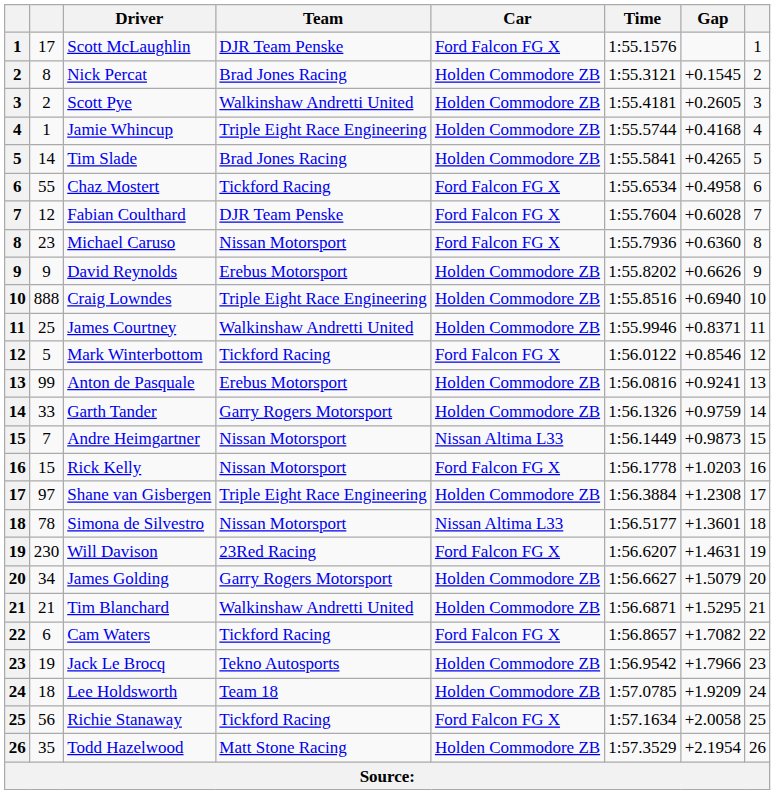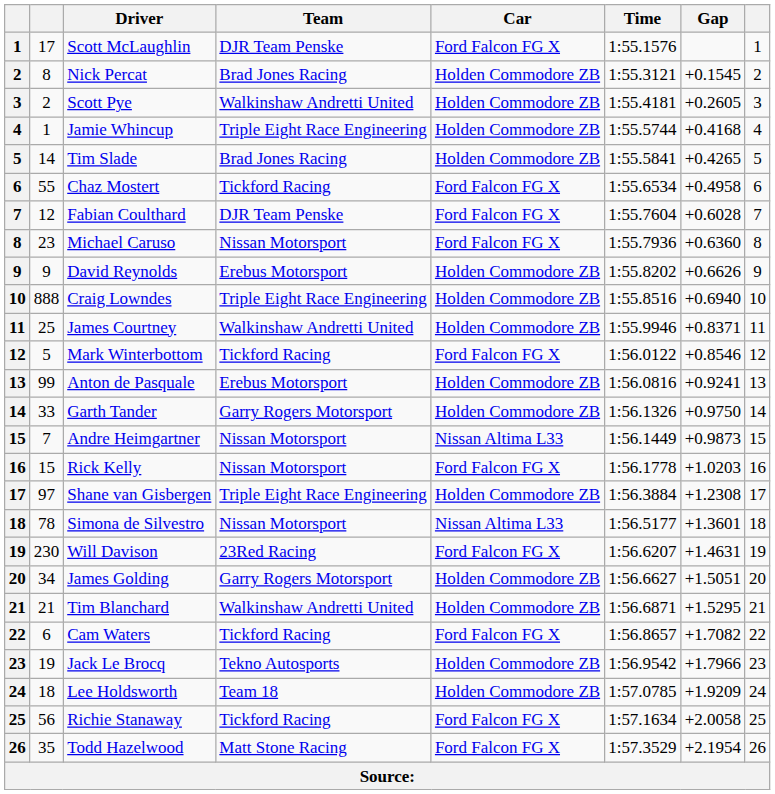(713, 410) +0.9759 -> (713, 410) +0.9750
(713, 579) +1.5079 -> (713, 579) +1.5051
(518, 747) Holden Commodore ZB -> (497, 747) Ford Falcon FG X
